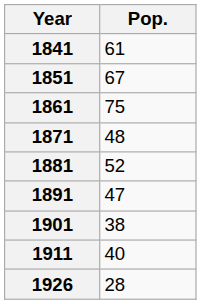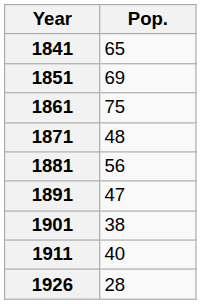(115, 48) 61 -> (115, 48) 65
(115, 78) 67 -> (115, 78) 69
(115, 166) 52 -> (115, 166) 56
